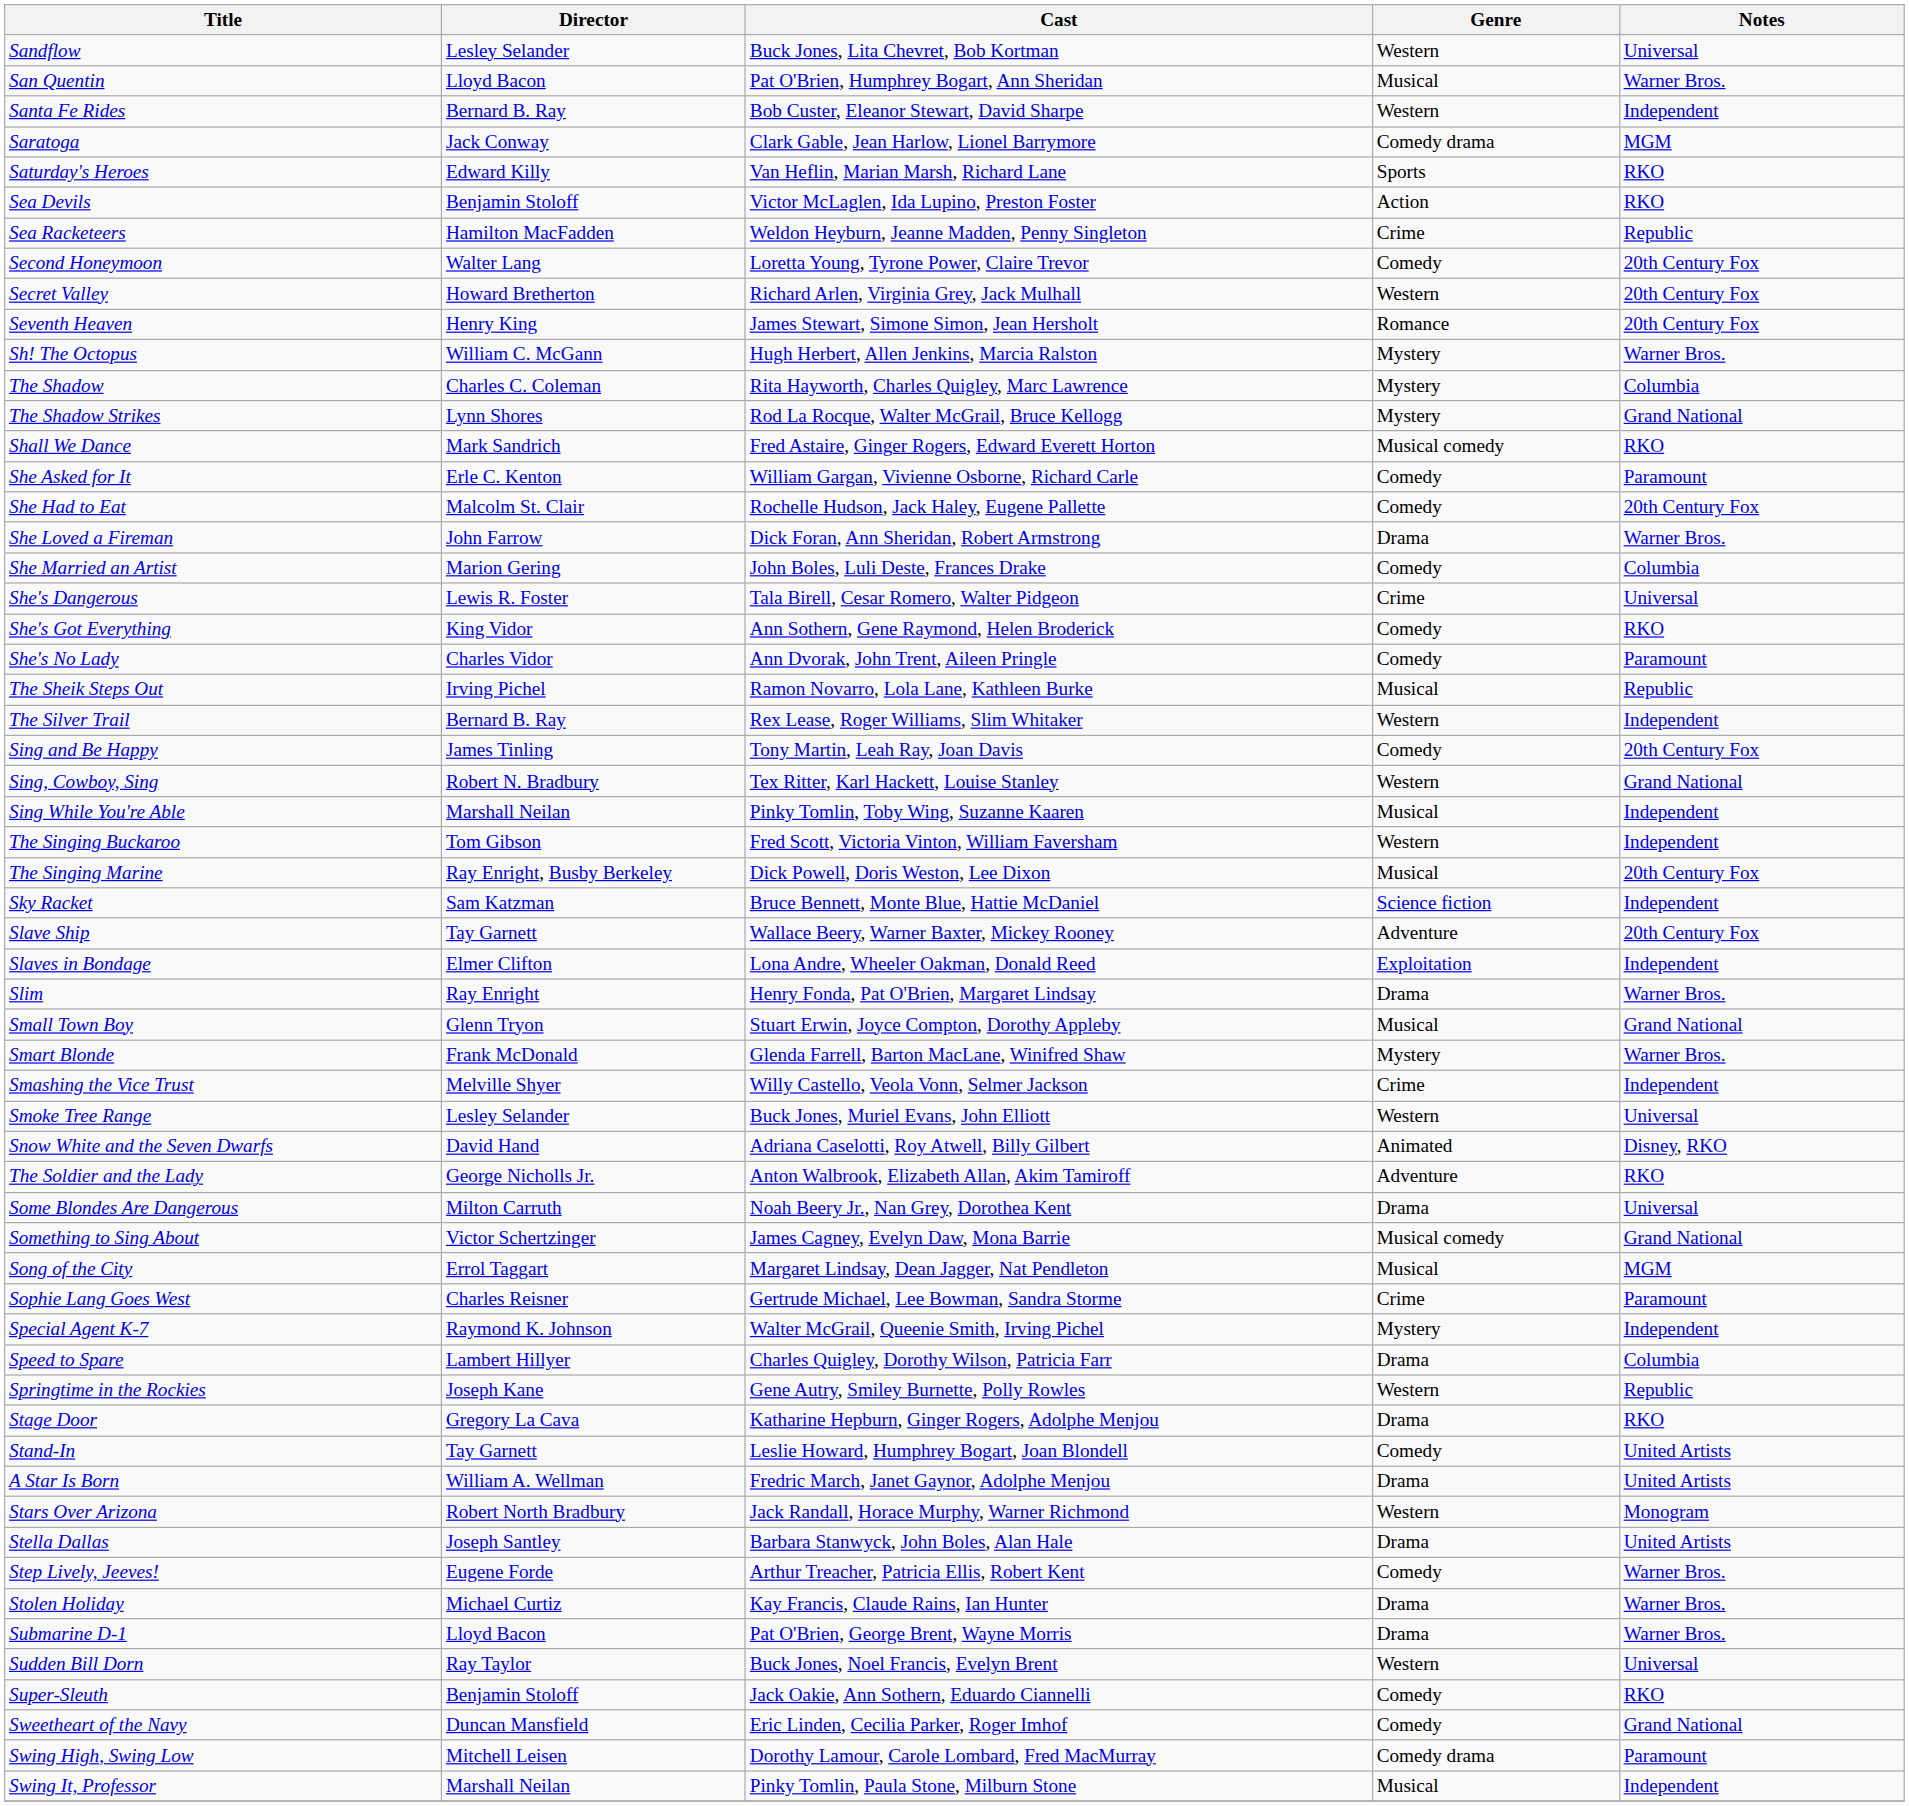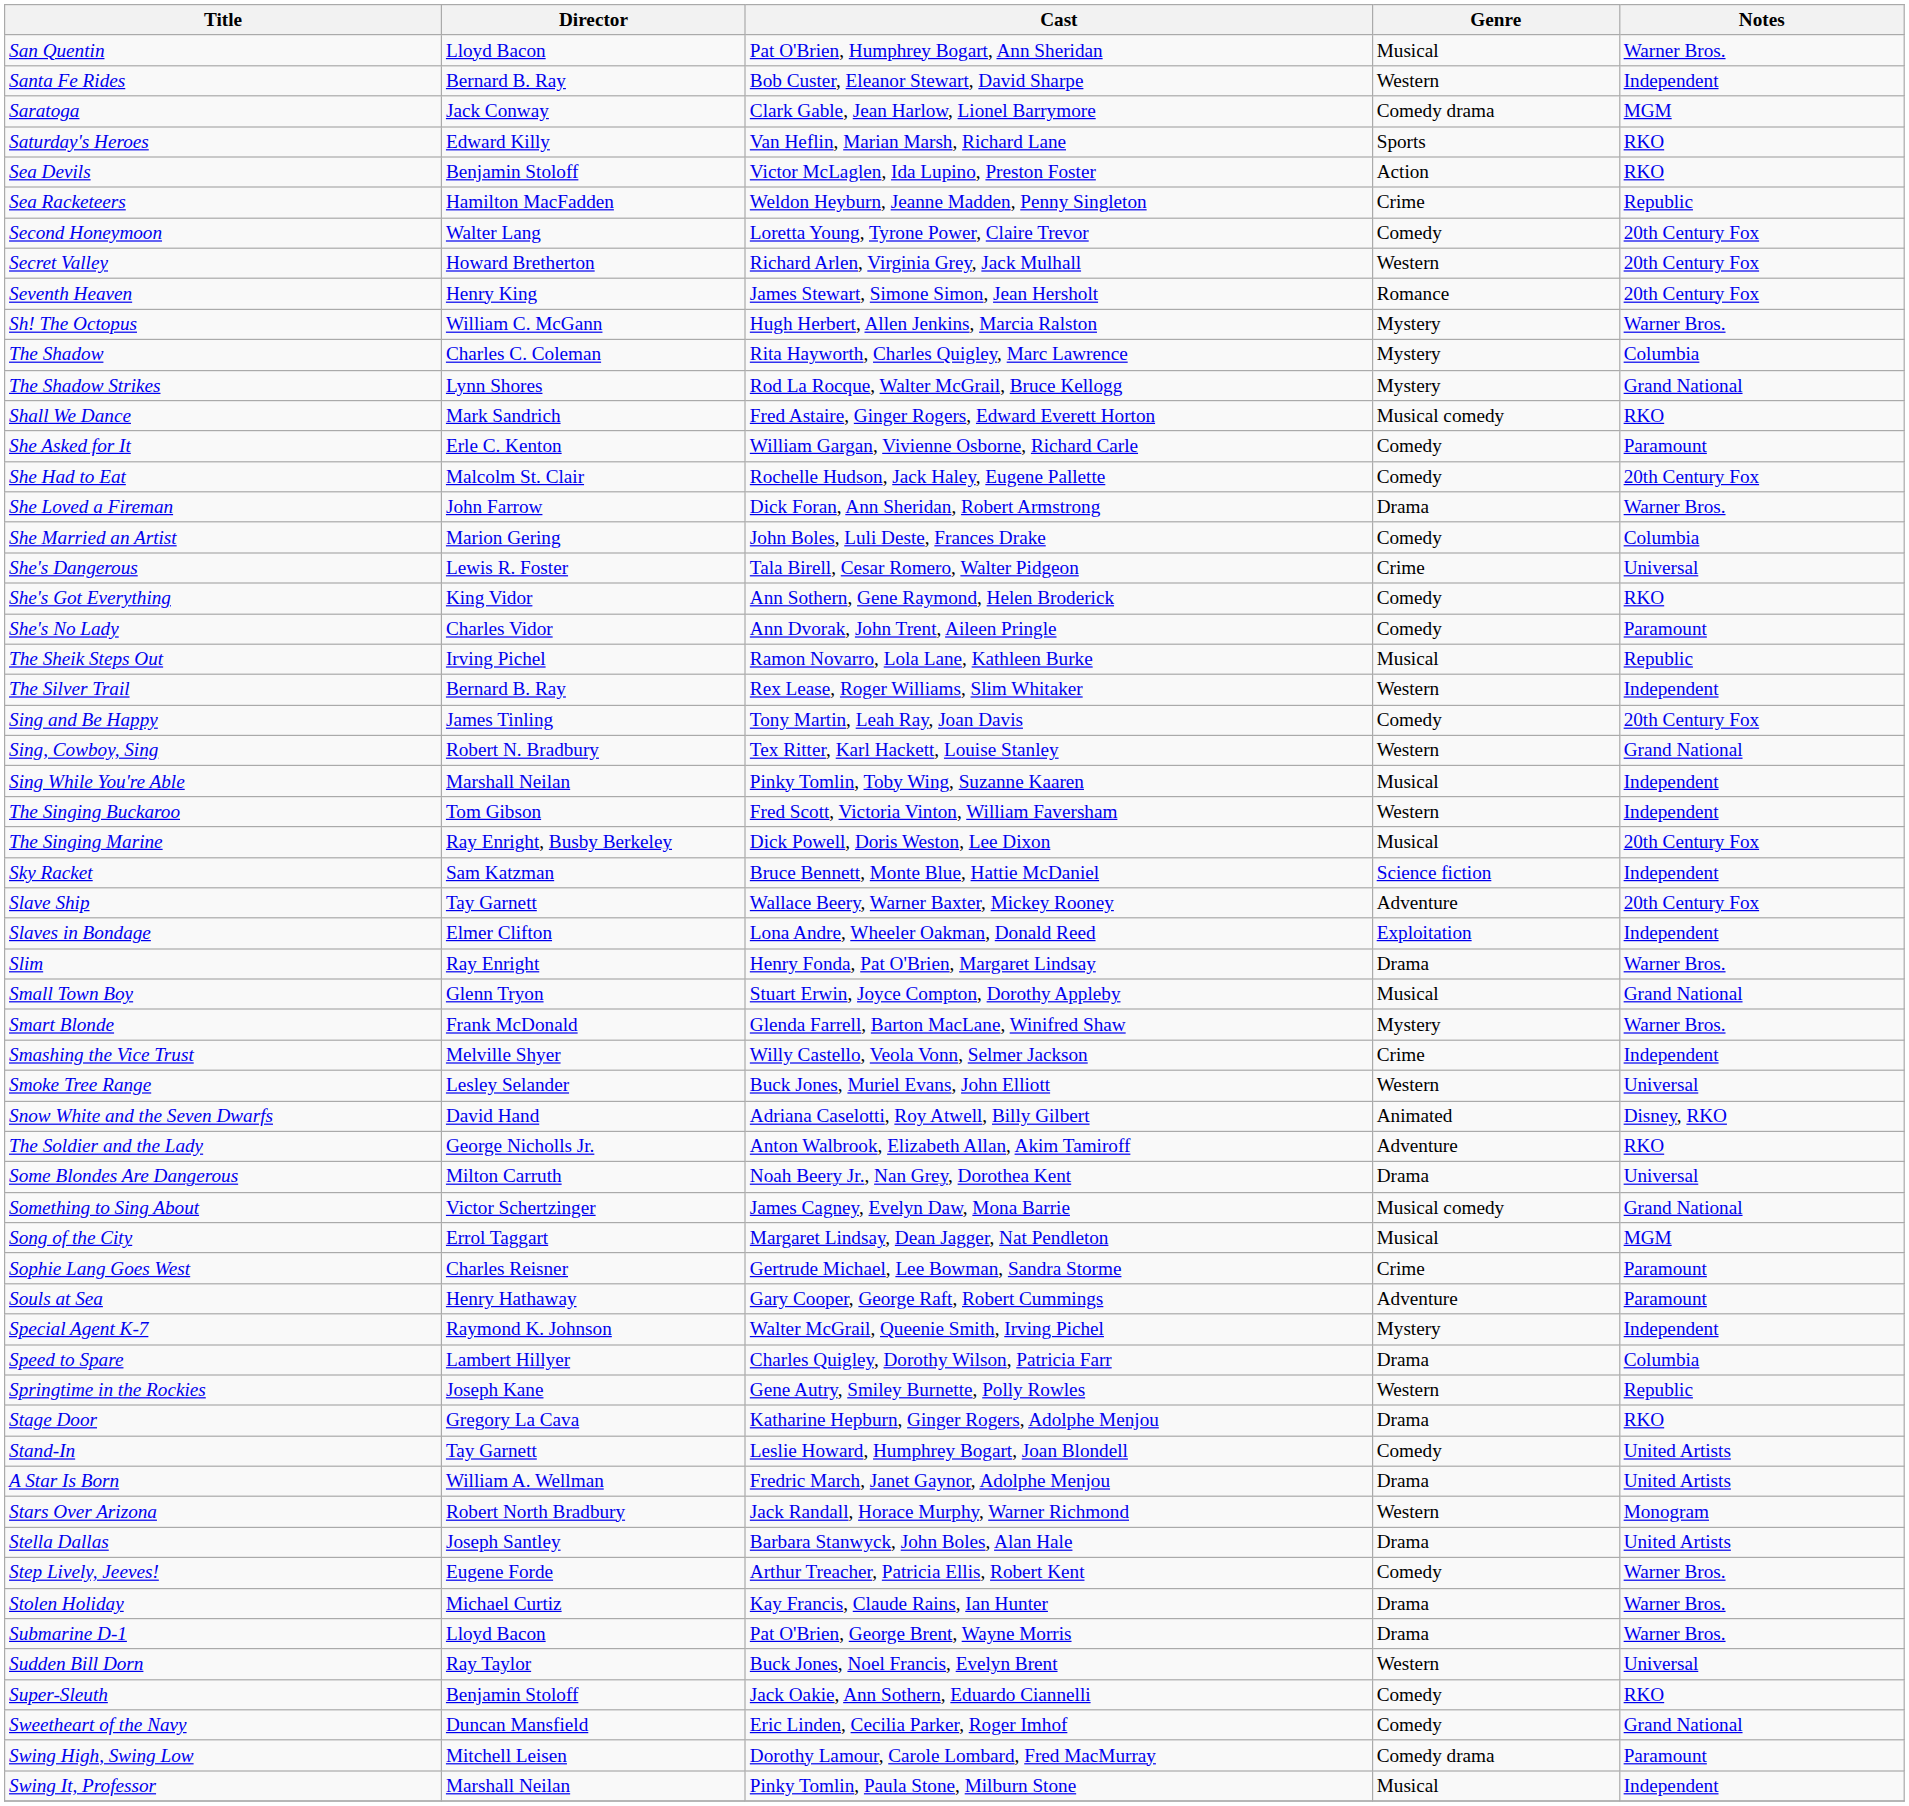- row: (45, 50)
+ row: (56, 1298)
